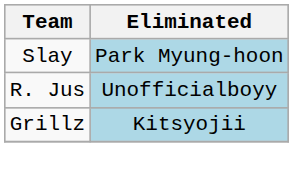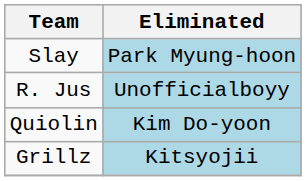+ row: (54, 124)
